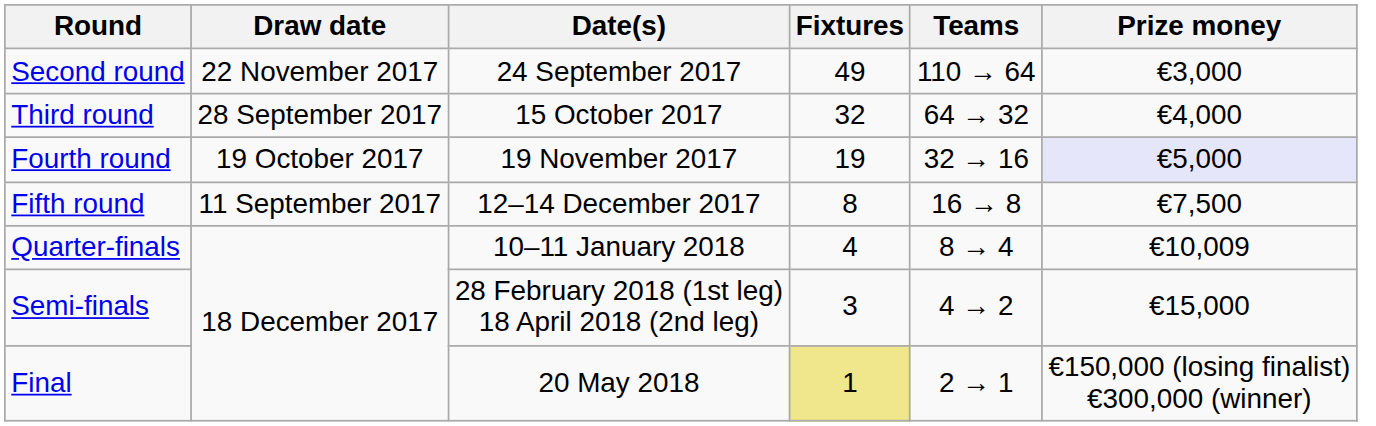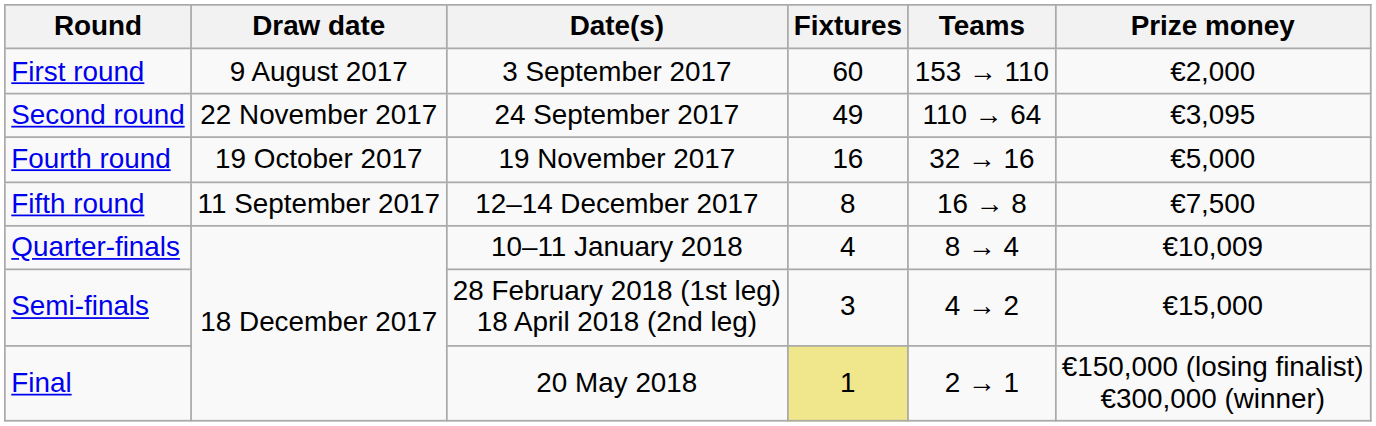+ row: (78, 70)
(1199, 70) €3,000 -> (1213, 114) €3,095
- row: (82, 114)
(850, 159) 19 -> (848, 159) 16
(1199, 159) lavender background -> (1213, 159) no background
